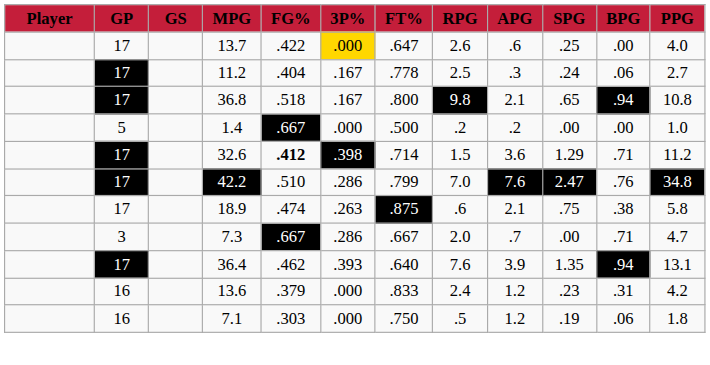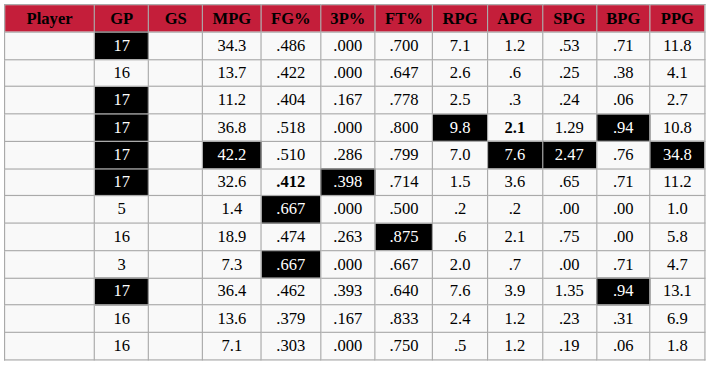+ row: (232, 45)
(122, 45) 17 -> (122, 73) 16
(348, 45) gold background -> (348, 73) no background
(623, 45) .00 -> (623, 73) .38
(677, 45) 4.0 -> (677, 73) 4.1
(348, 100) .167 -> (348, 127) .000
(515, 100) normal -> (515, 127) bold
(569, 100) .65 -> (569, 127) 1.29
rows swapped: (232, 127) <-> (232, 182)
(569, 155) 1.29 -> (569, 182) .65
(122, 209) 17 -> (122, 237) 16
(623, 209) .38 -> (623, 237) .00
(348, 237) .286 -> (348, 264) .000
(348, 291) .000 -> (348, 318) .167
(677, 291) 4.2 -> (677, 318) 6.9
